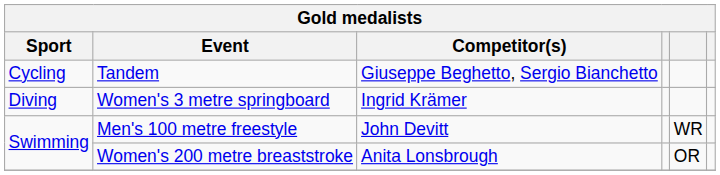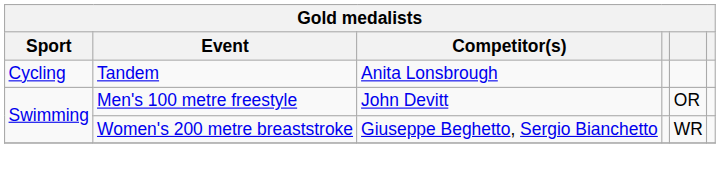(509, 73) Giuseppe Beghetto, Sergio Bianchetto -> (429, 73) Anita Lonsbrough
- row: (213, 101)
(688, 128) WR -> (687, 101) OR
(429, 156) Anita Lonsbrough -> (509, 128) Giuseppe Beghetto, Sergio Bianchetto
(687, 156) OR -> (688, 128) WR
